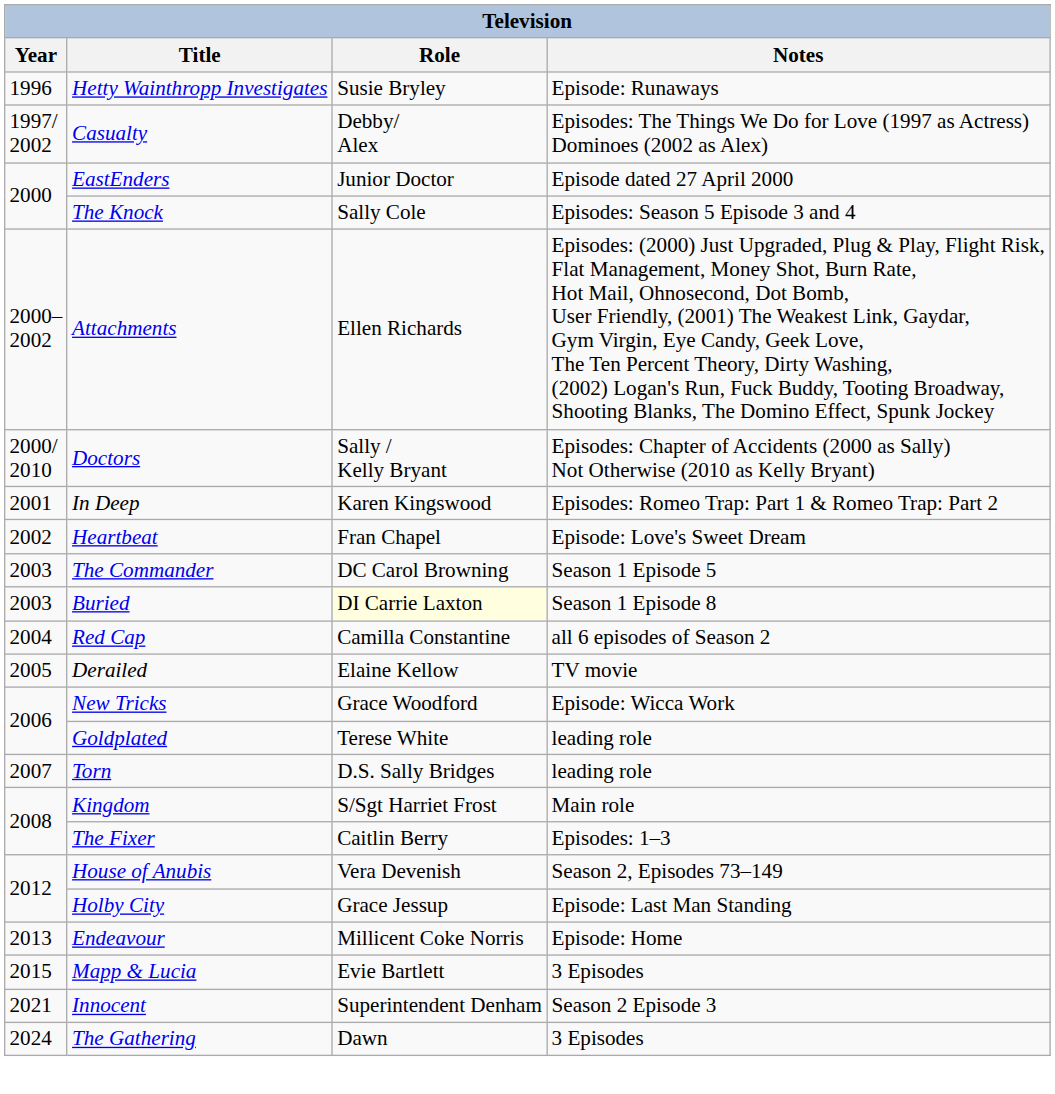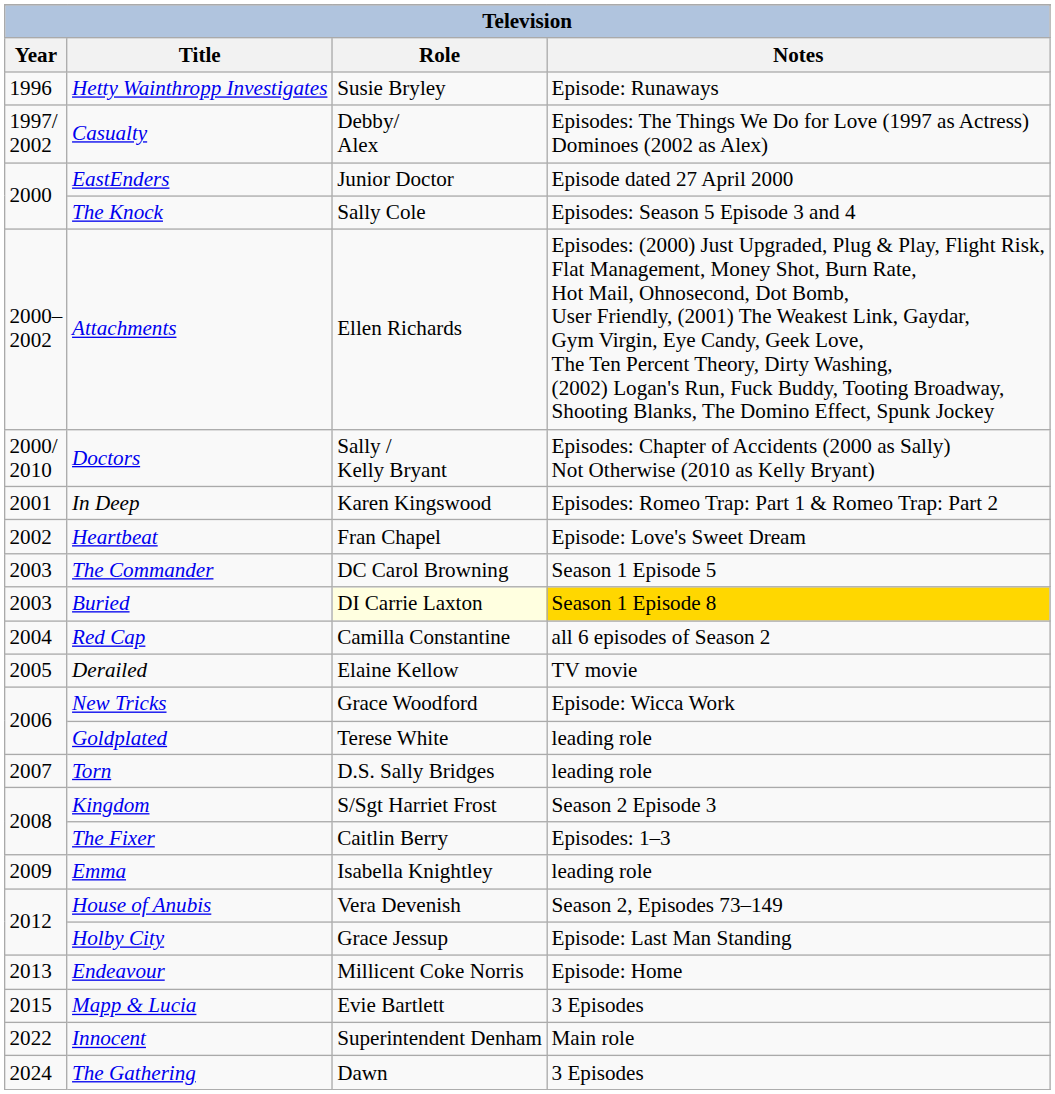(634, 603) no background -> (634, 603) gold background
(593, 804) Main role -> (634, 804) Season 2 Episode 3
+ row: (99, 871)
(31, 1005) 2021 -> (31, 1038) 2022
(634, 1005) Season 2 Episode 3 -> (593, 1038) Main role
